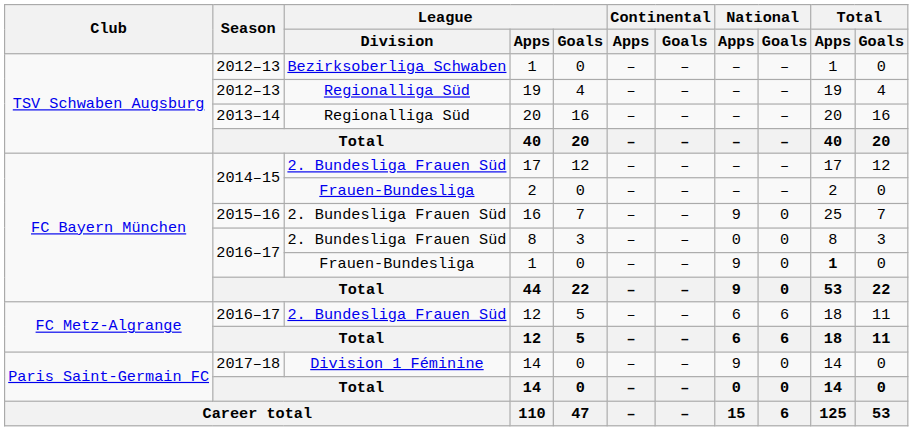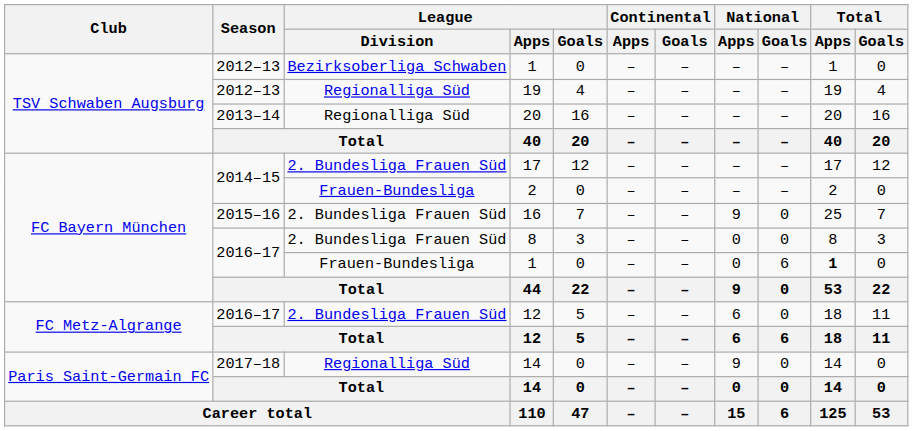(736, 265) 9 -> (736, 265) 0
(785, 265) 0 -> (785, 265) 6
(785, 314) 6 -> (785, 314) 0
(397, 364) Division 1 Féminine -> (397, 364) Regionalliga Süd
